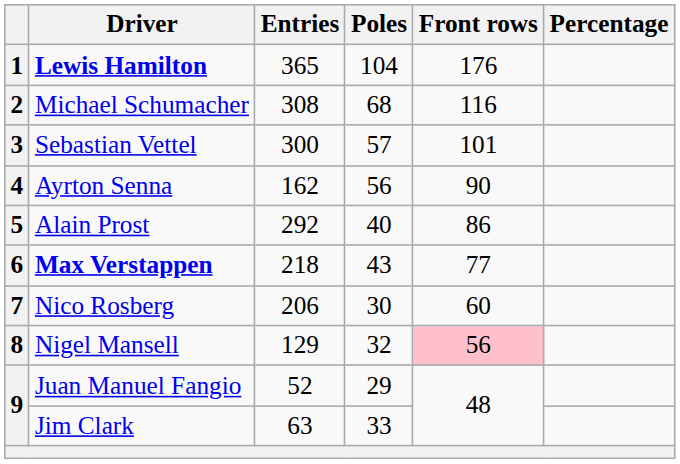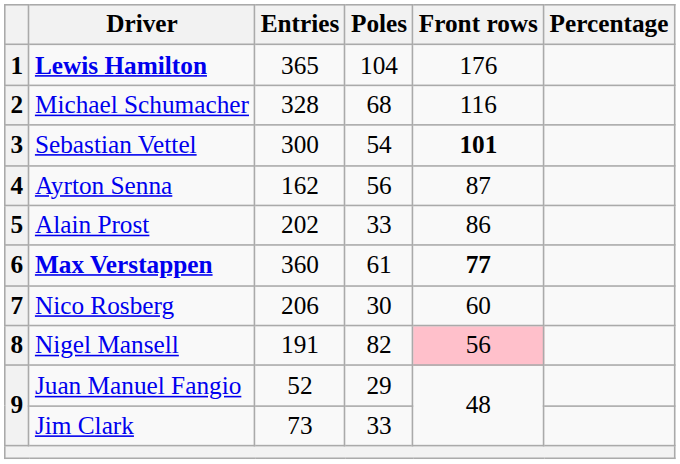(300, 104) 308 -> (300, 104) 328
(379, 144) 57 -> (379, 144) 54
(478, 144) normal -> (478, 144) bold
(478, 184) 90 -> (478, 184) 87
(300, 225) 292 -> (300, 225) 202
(379, 225) 40 -> (379, 225) 33
(300, 265) 218 -> (300, 265) 360
(379, 265) 43 -> (379, 265) 61
(478, 265) normal -> (478, 265) bold
(300, 345) 129 -> (300, 345) 191
(379, 345) 32 -> (379, 345) 82
(300, 425) 63 -> (300, 425) 73
